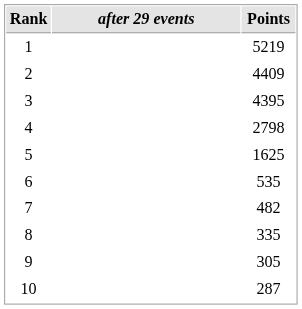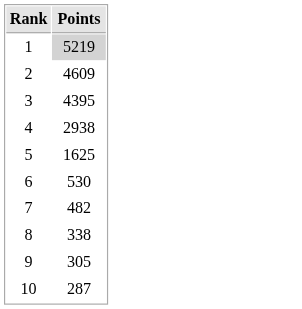- column: (146, 19)
(269, 47) no background -> (79, 47) lightgrey background
(269, 74) 4409 -> (79, 74) 4609
(269, 127) 2798 -> (79, 127) 2938
(269, 181) 535 -> (79, 181) 530
(269, 235) 335 -> (79, 235) 338
